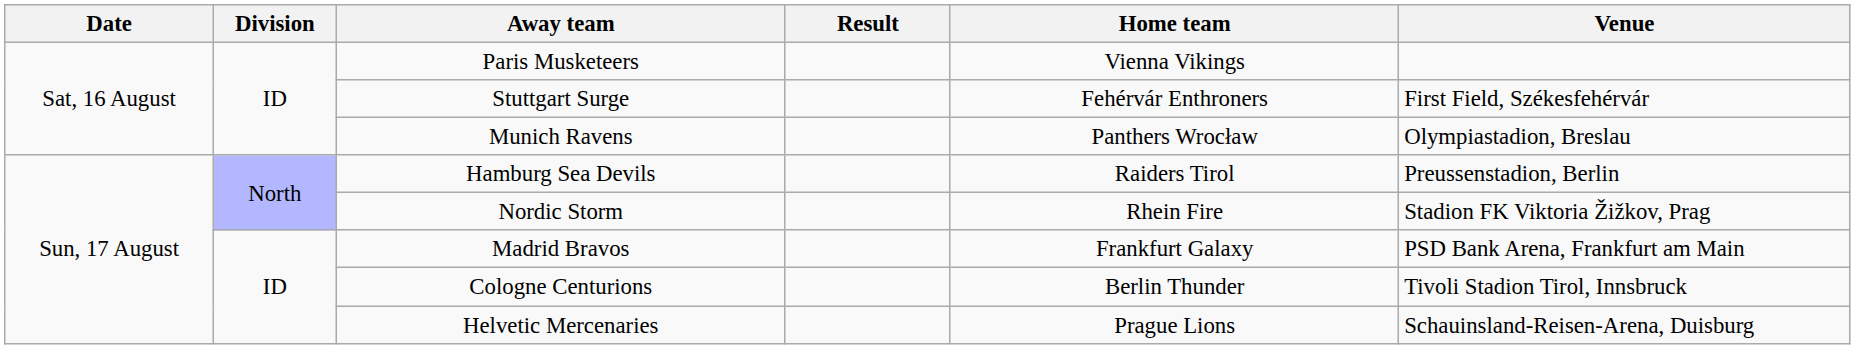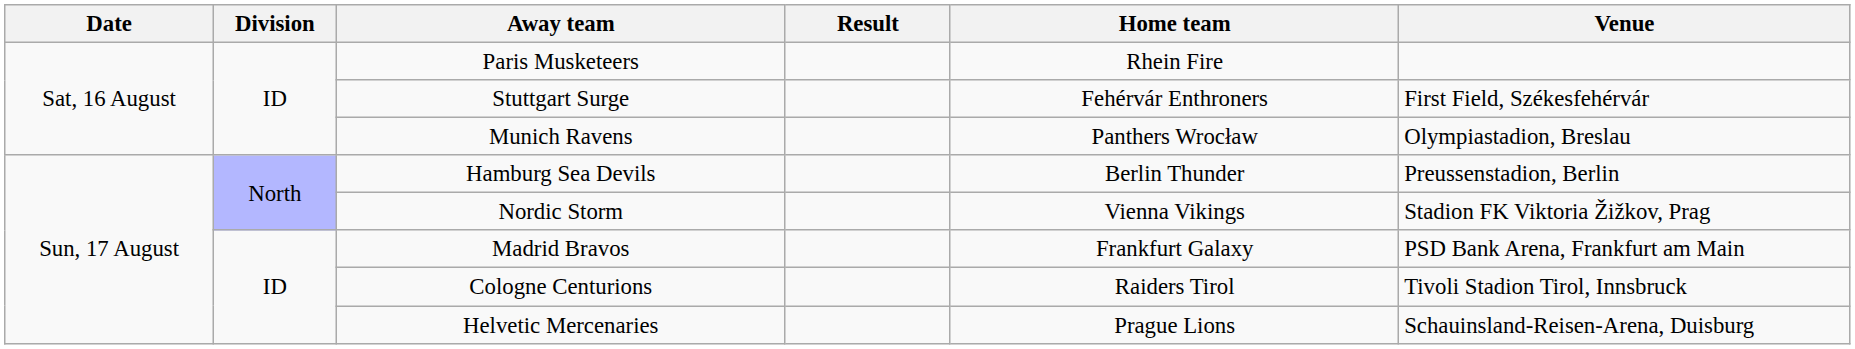(1175, 61) Vienna Vikings -> (1175, 61) Rhein Fire
(1175, 173) Raiders Tirol -> (1175, 173) Berlin Thunder
(1175, 211) Rhein Fire -> (1175, 211) Vienna Vikings
(1175, 286) Berlin Thunder -> (1175, 286) Raiders Tirol
